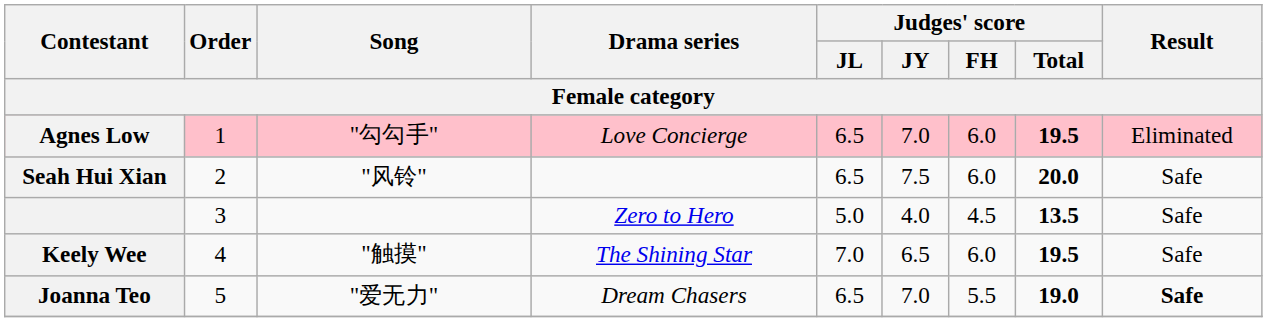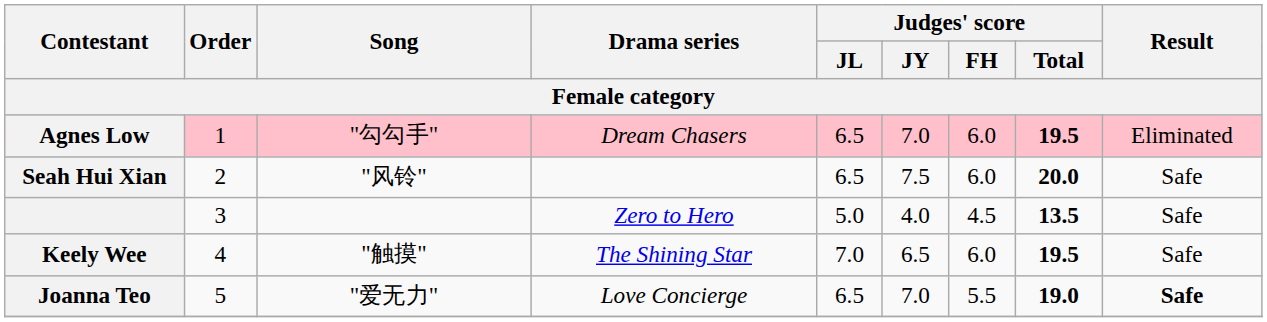(674, 135) Love Concierge -> (674, 135) Dream Chasers
(674, 295) Dream Chasers -> (674, 295) Love Concierge
